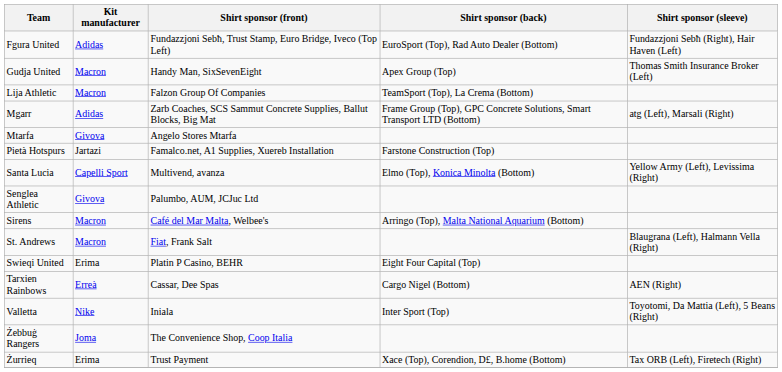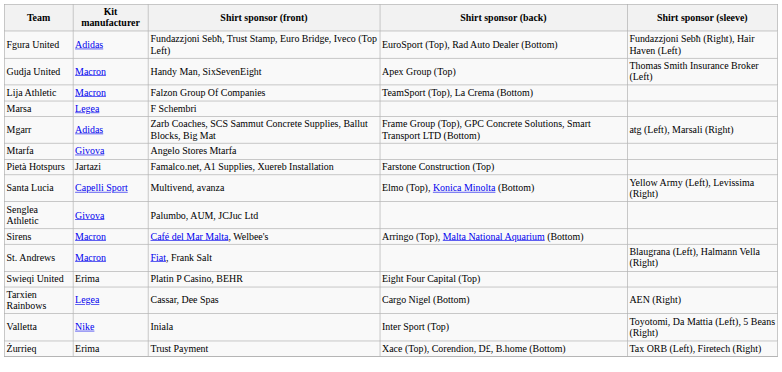+ row: (19, 108)
(86, 284) Erreà -> (87, 300) Legea
- row: (23, 338)
